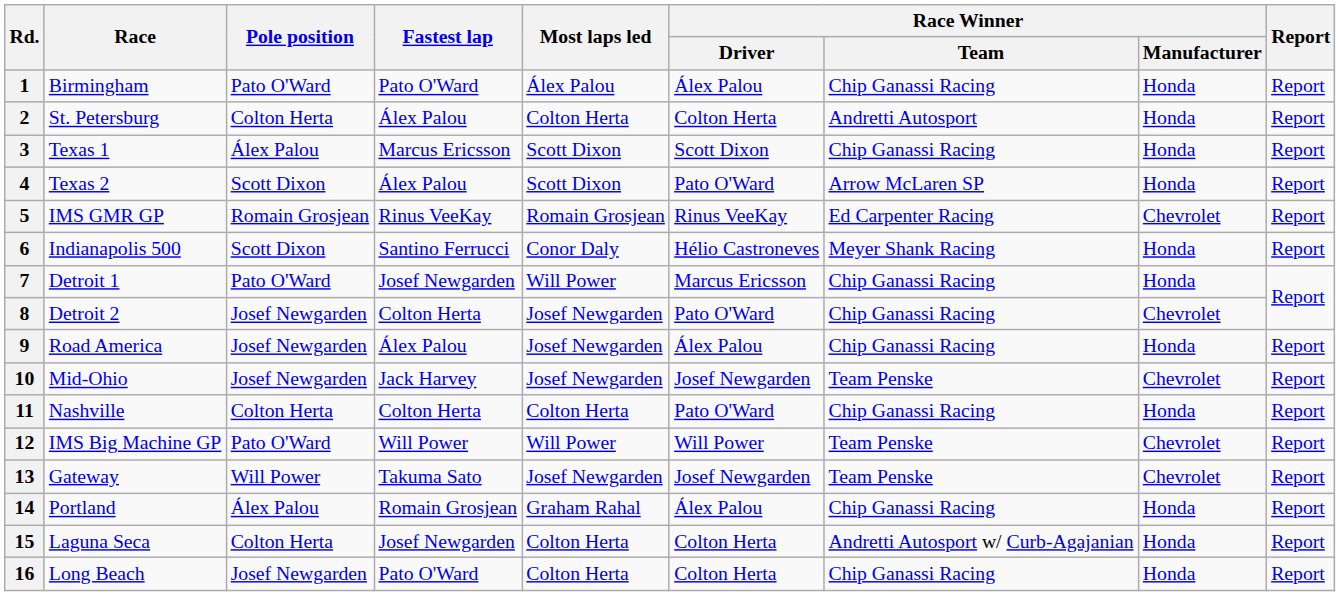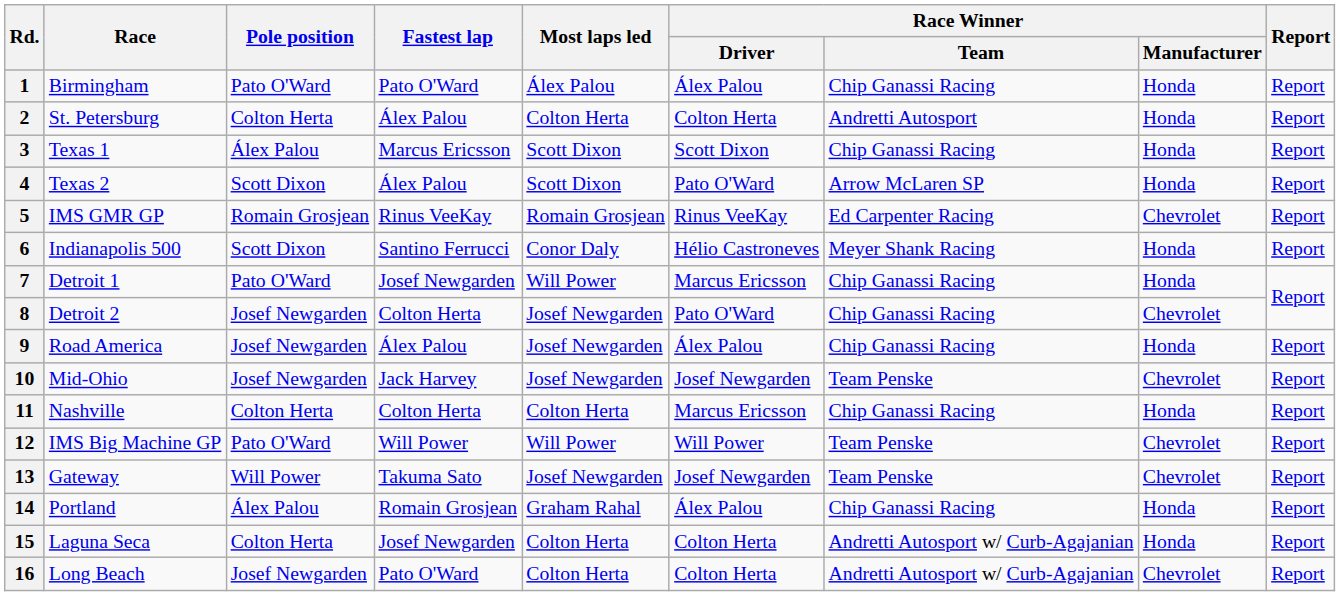(724, 410) Pato O'Ward -> (740, 410) Marcus Ericsson
(912, 573) Chip Ganassi Racing -> (981, 573) Andretti Autosport w/ Curb-Agajanian
(1169, 573) Honda -> (1182, 573) Chevrolet
